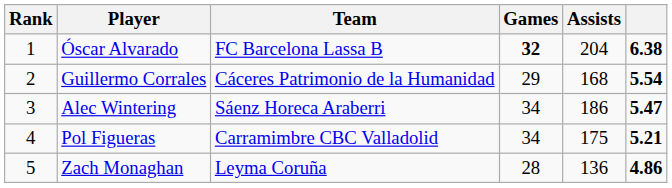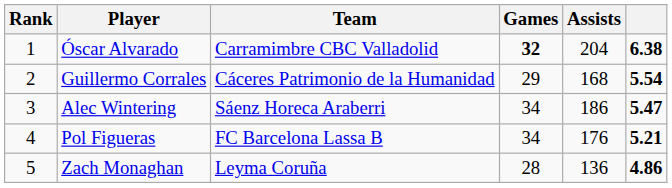(299, 49) FC Barcelona Lassa B -> (327, 49) Carramimbre CBC Valladolid
(327, 138) Carramimbre CBC Valladolid -> (299, 138) FC Barcelona Lassa B
(594, 138) 175 -> (594, 138) 176
